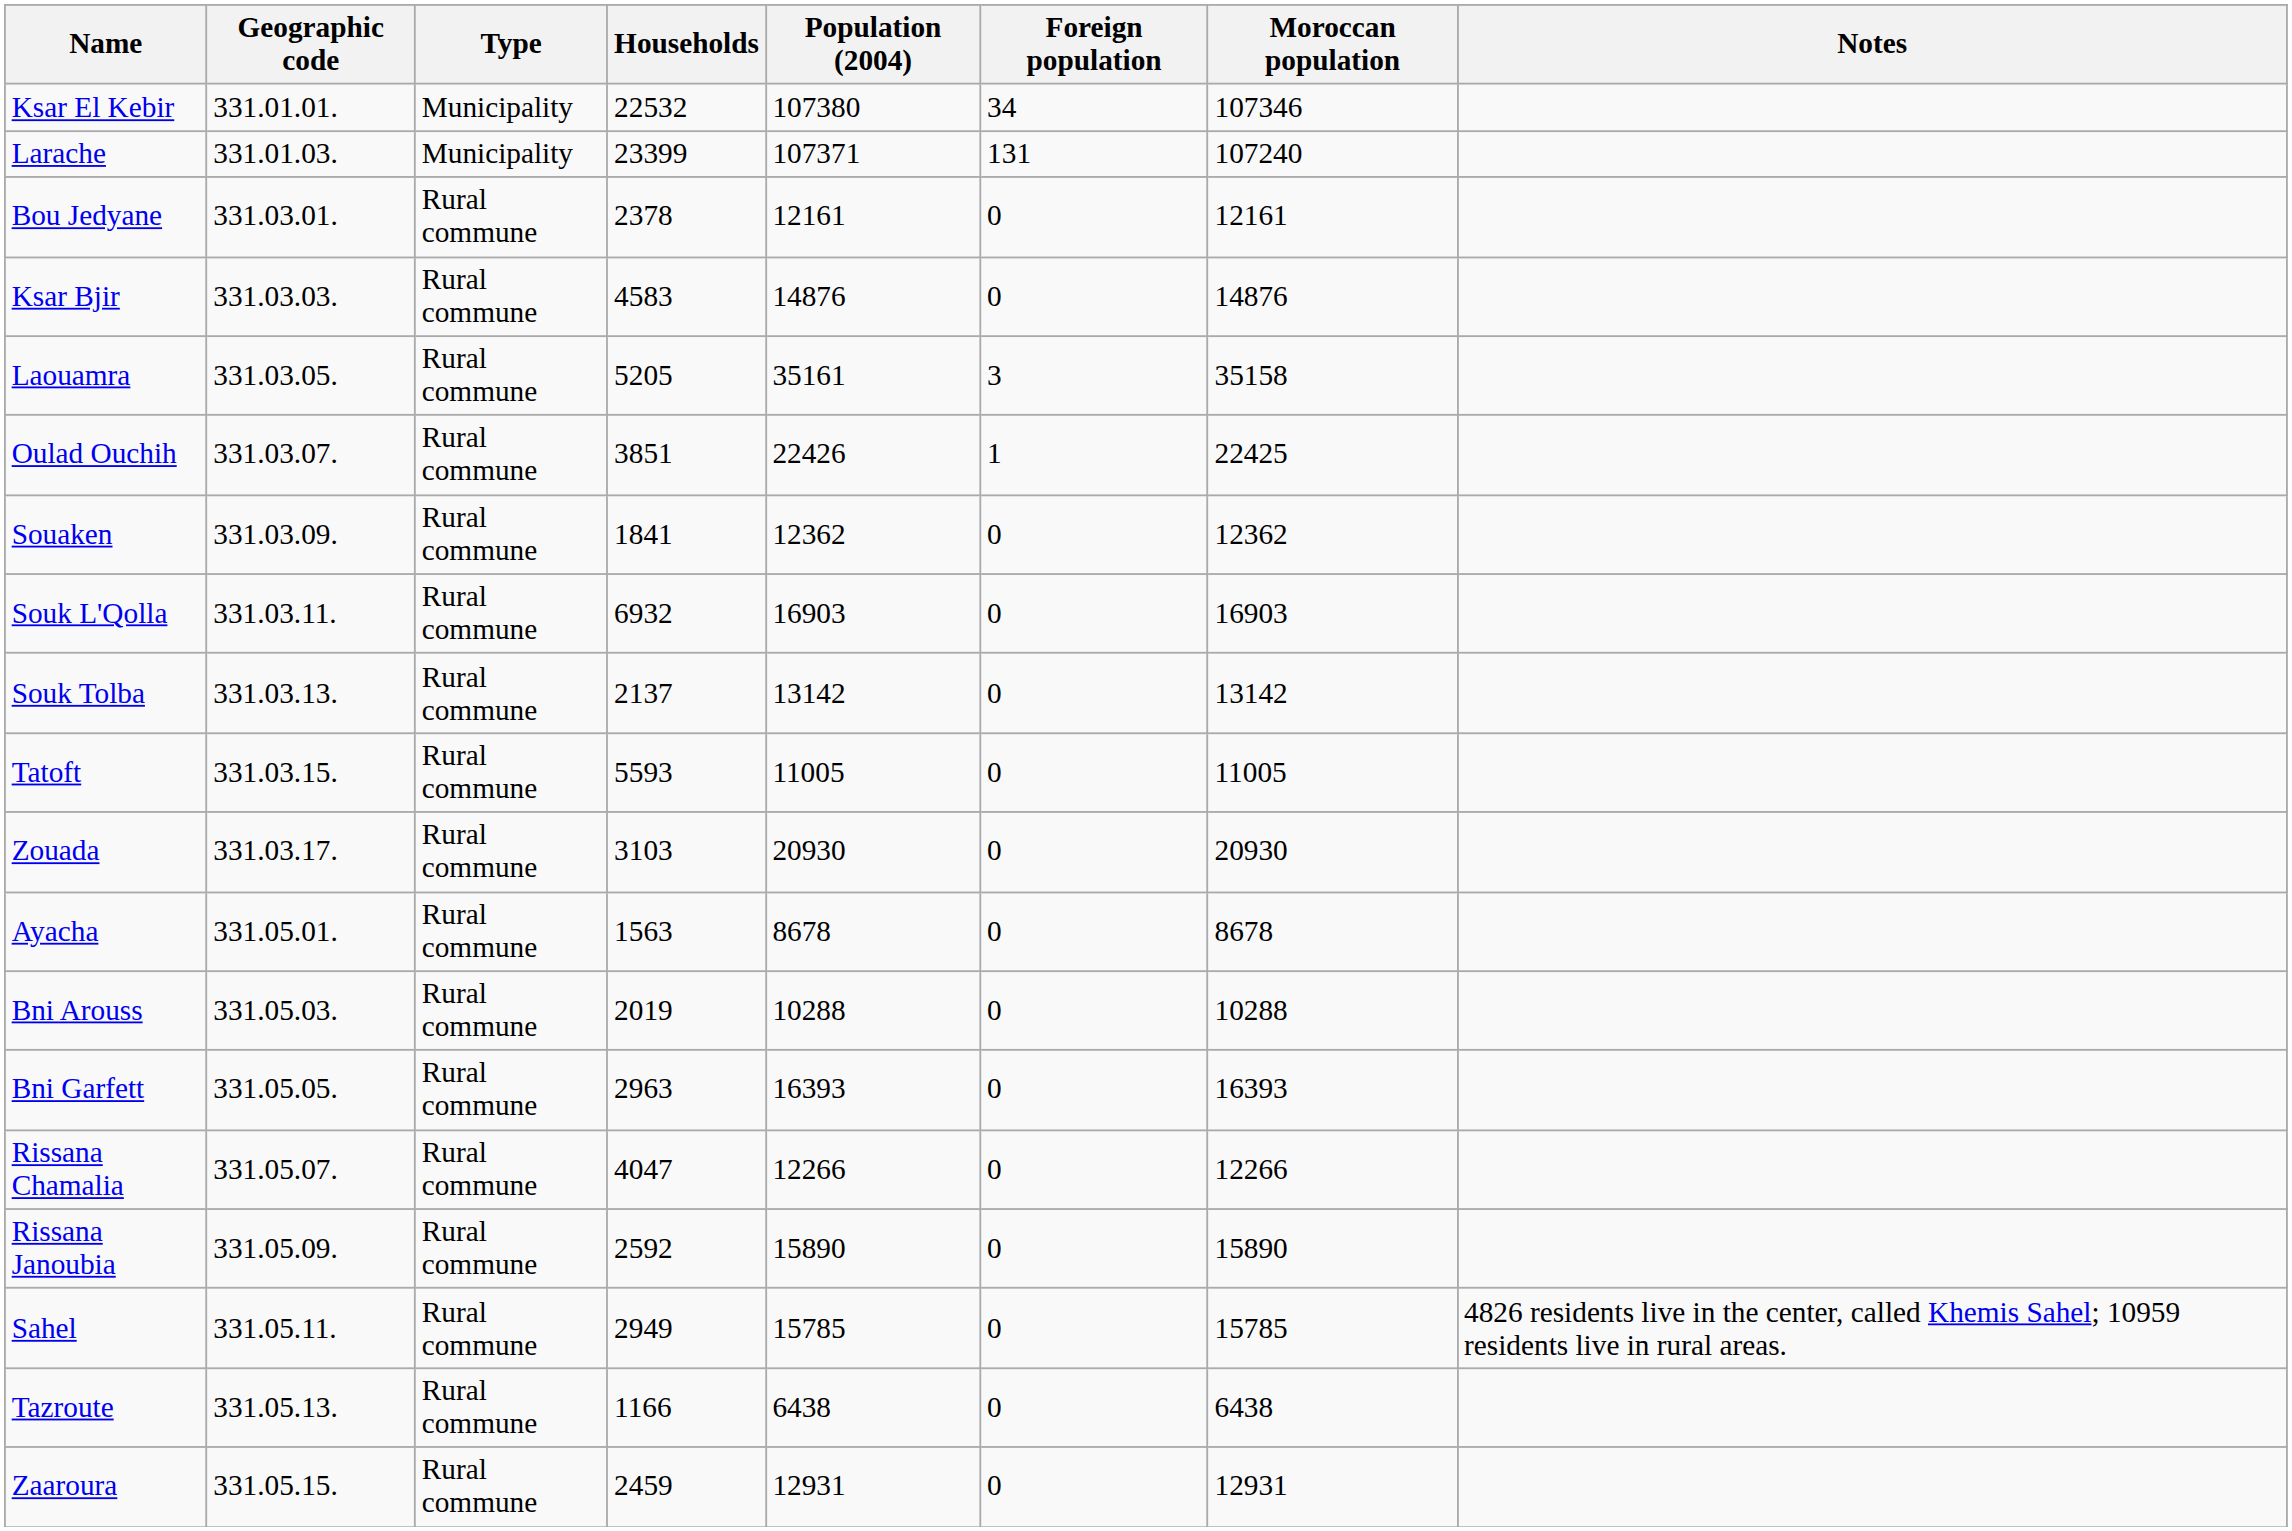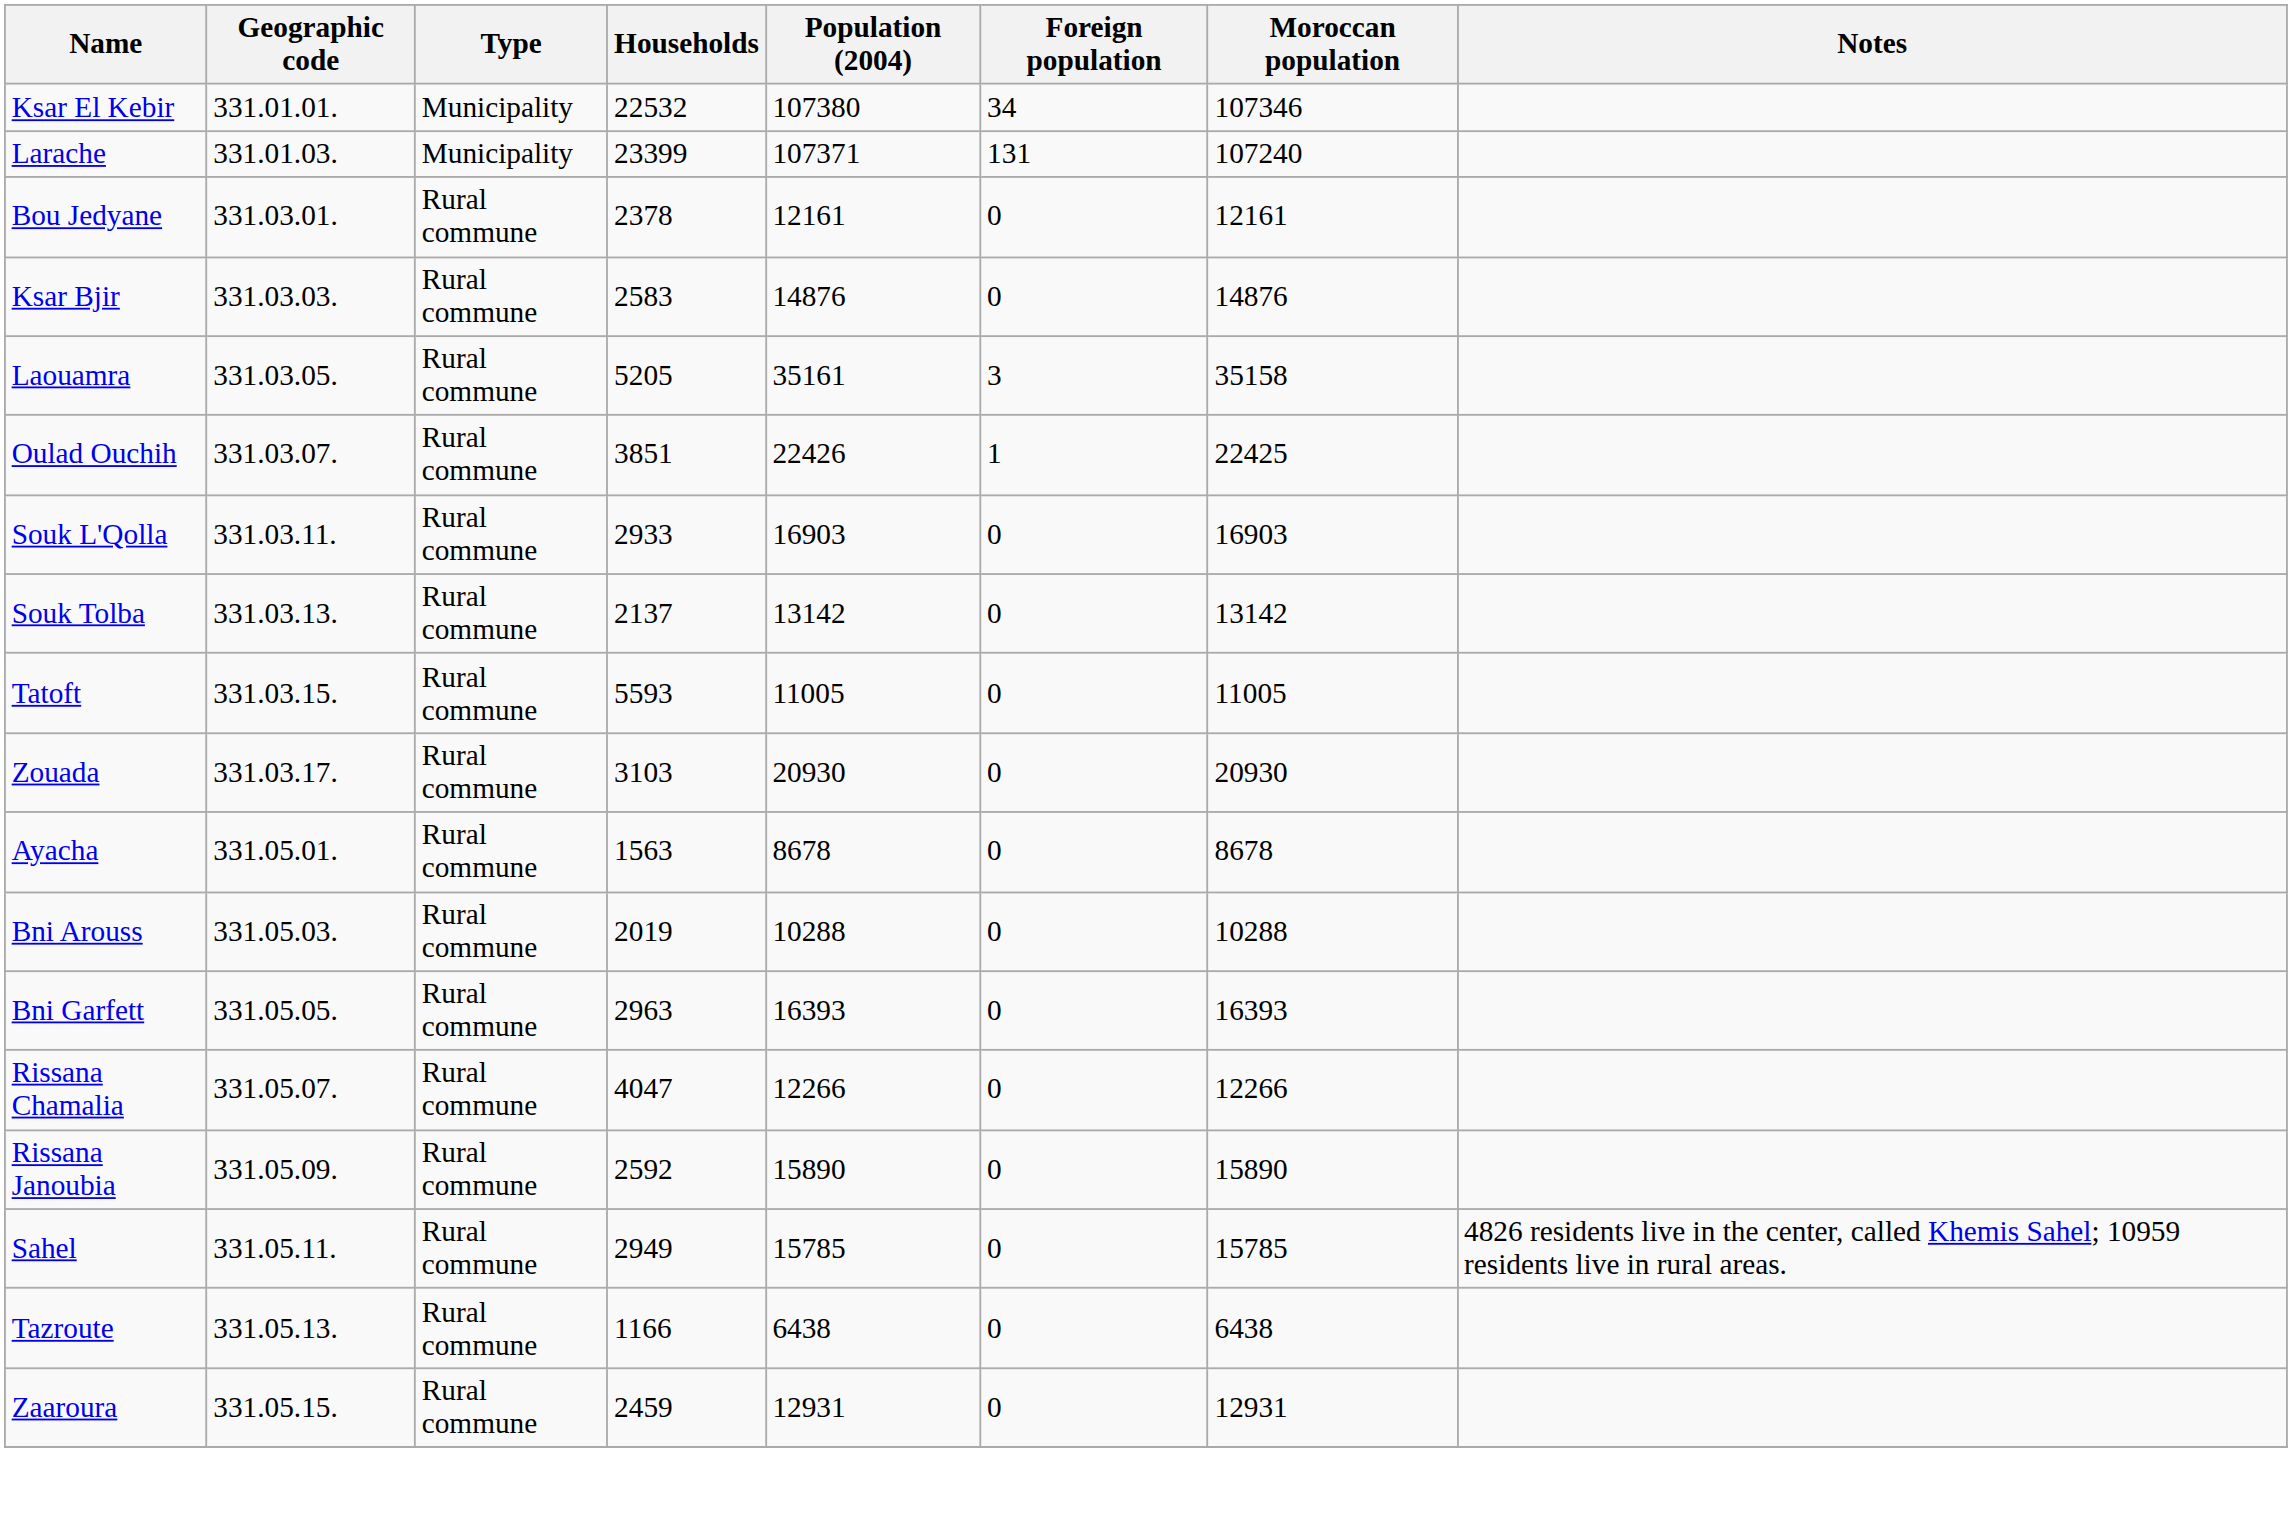(643, 295) 4583 -> (643, 295) 2583
- row: (62, 533)
(643, 613) 6932 -> (643, 533) 2933
